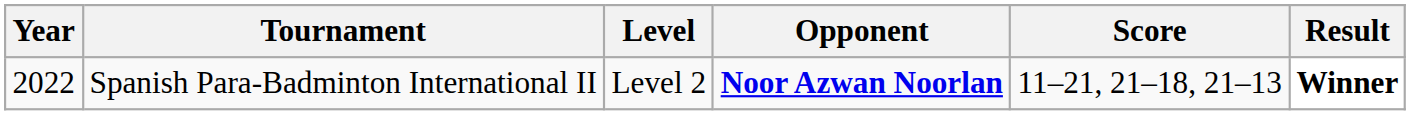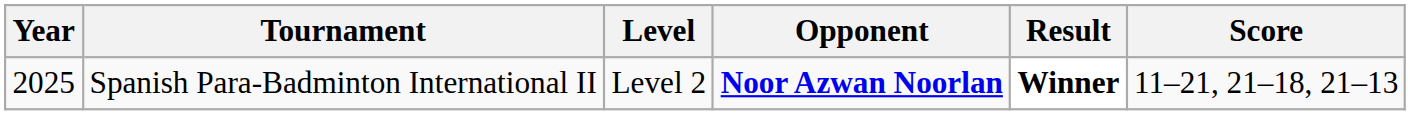columns swapped: (1150, 30) <-> (1347, 30)
(44, 82) 2022 -> (44, 82) 2025
